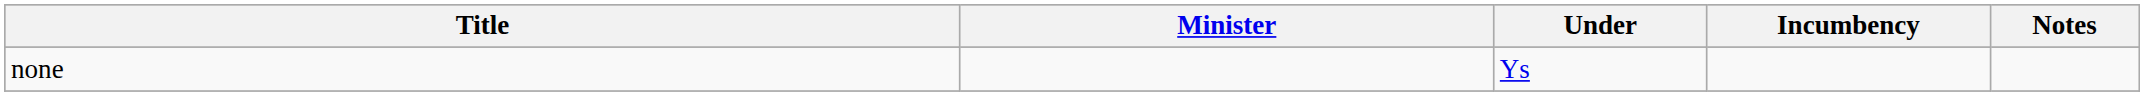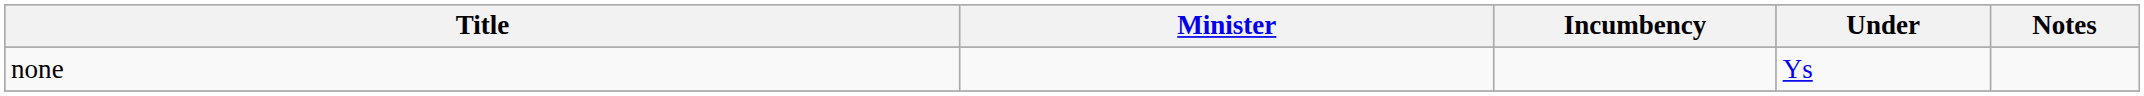columns swapped: (1848, 25) <-> (1600, 25)
